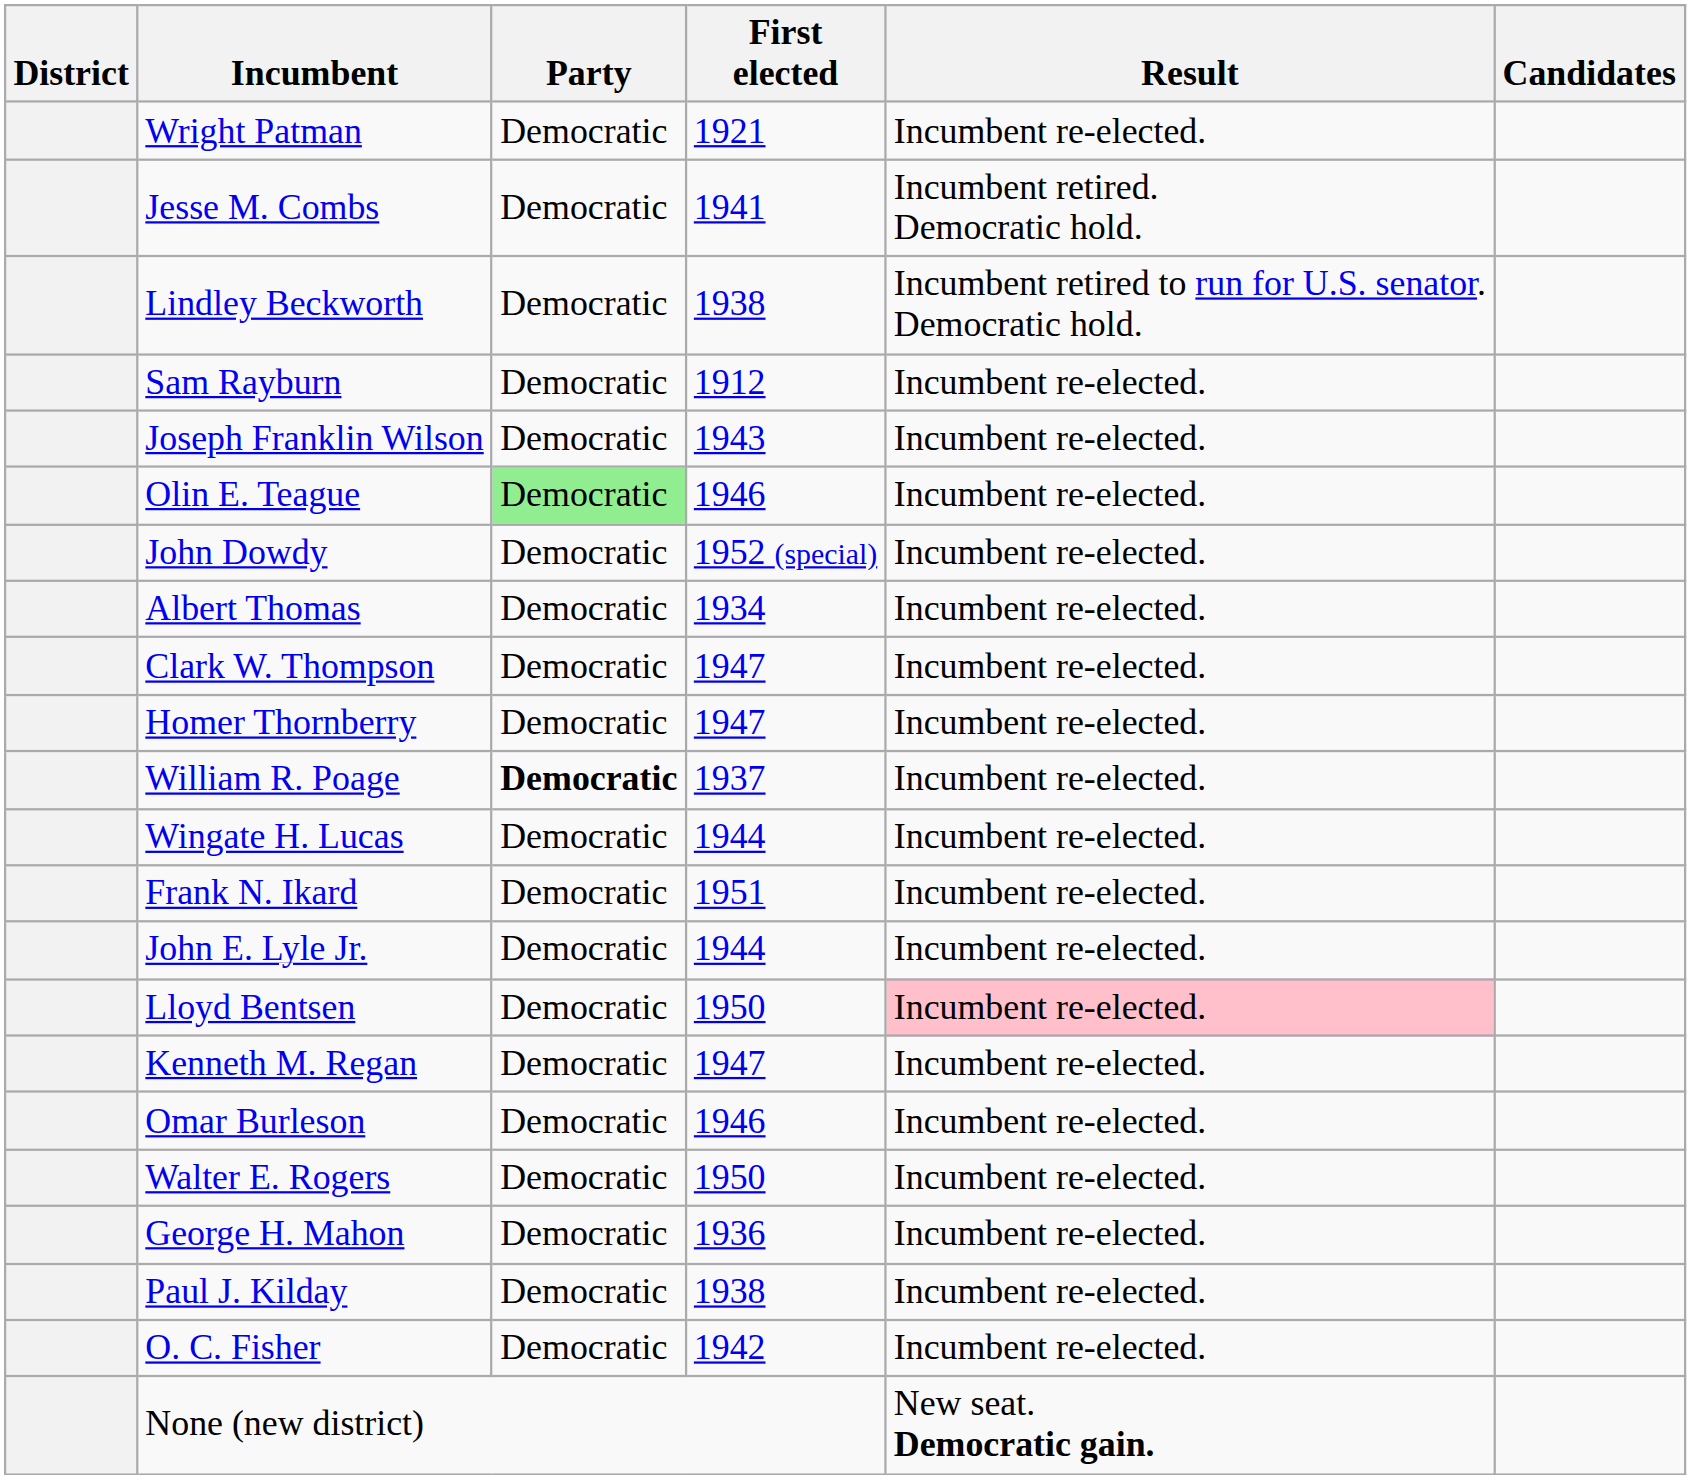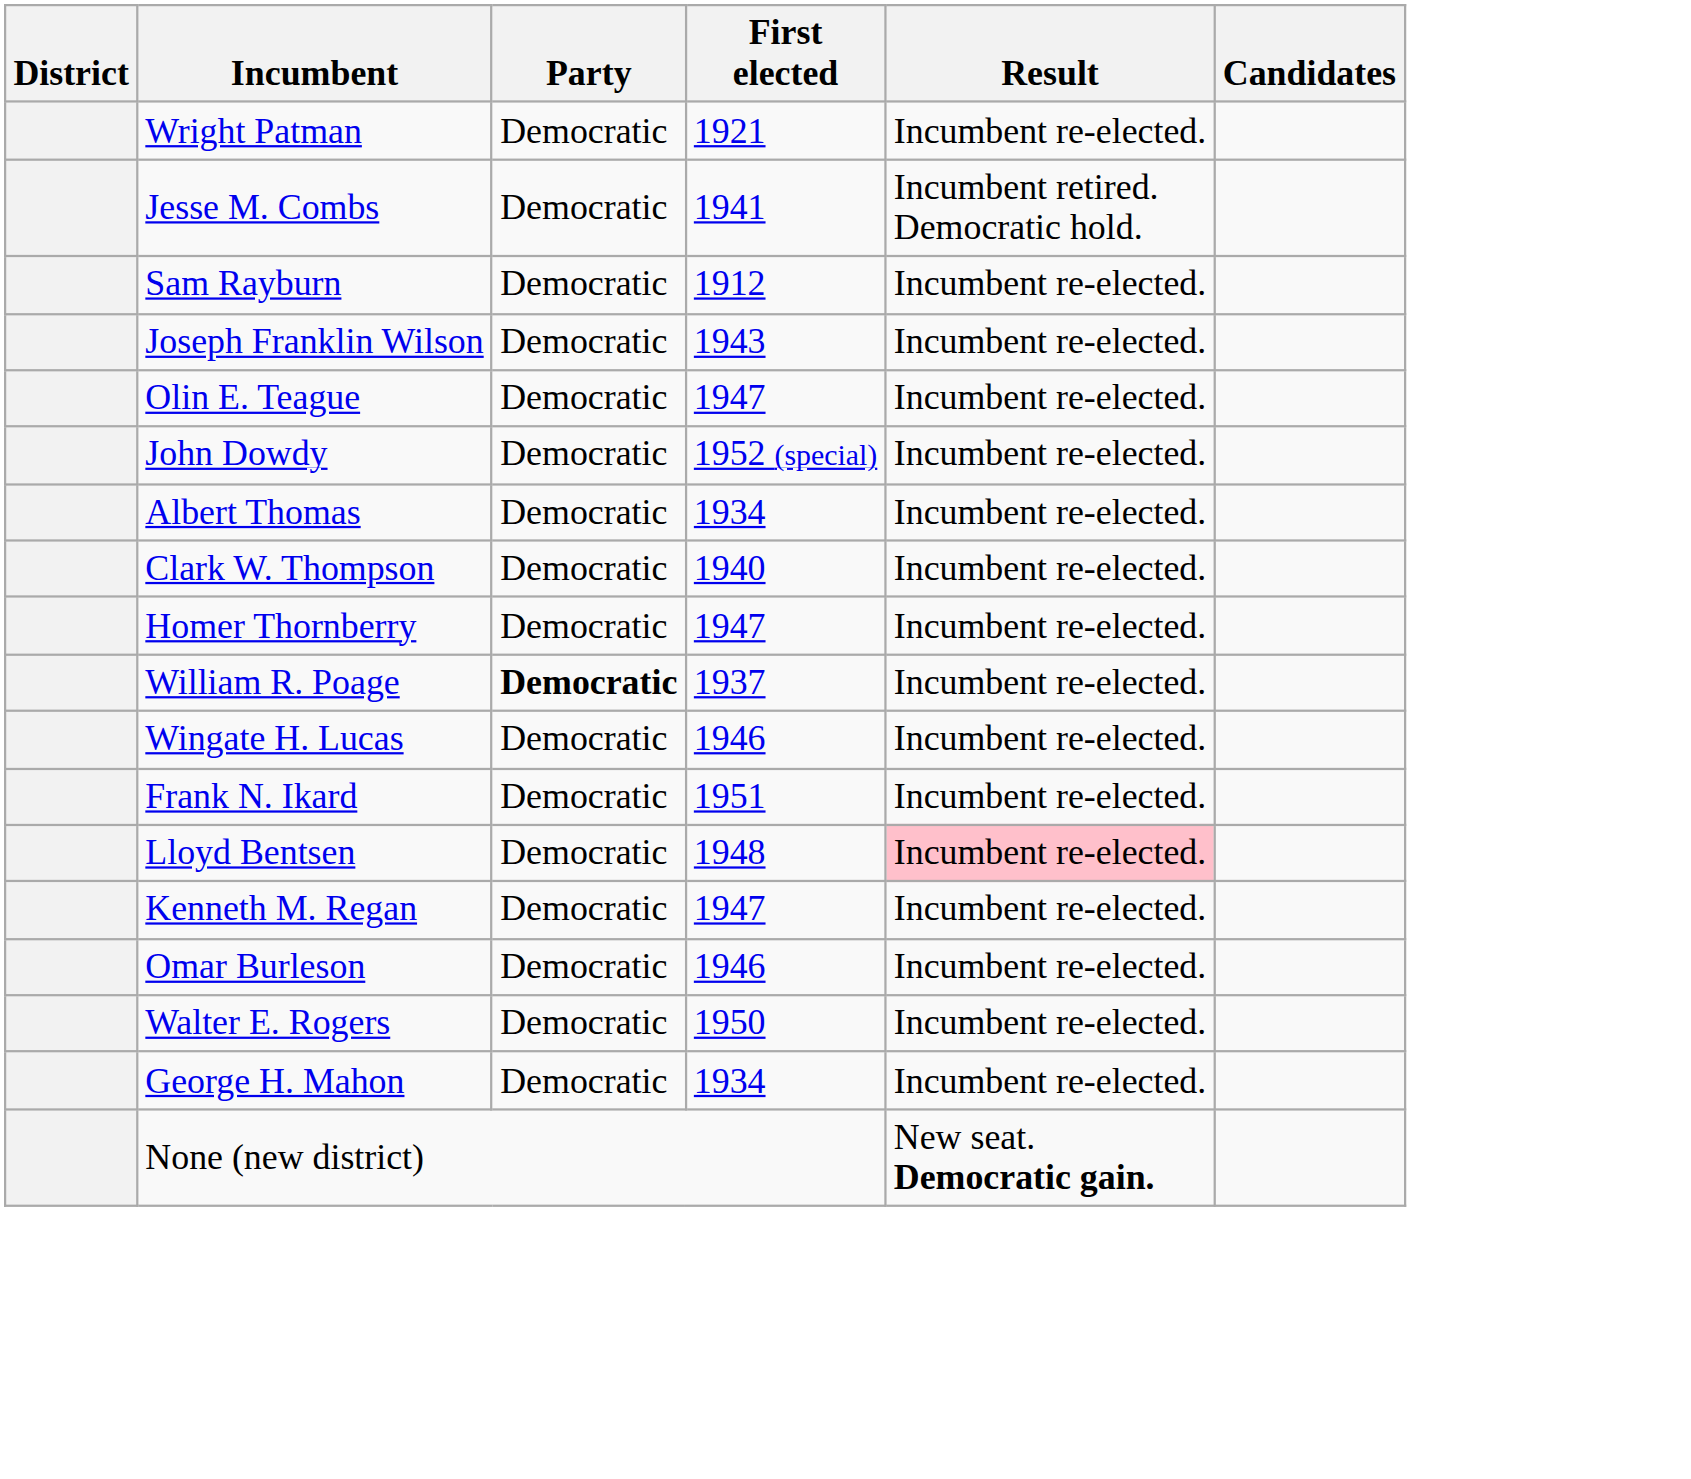- row: (284, 304)
(584, 494) lightgreen background -> (584, 397) no background
(730, 494) 1946 -> (730, 397) 1947
(730, 665) 1947 -> (730, 568) 1940
(730, 835) 1944 -> (730, 738) 1946
- row: (256, 949)
(730, 1006) 1950 -> (730, 852) 1948
(730, 1233) 1936 -> (730, 1079) 1934
- row: (246, 1290)
- row: (233, 1347)
